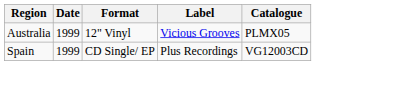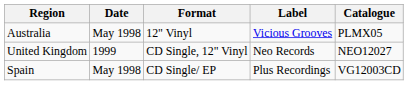(68, 32) 1999 -> (117, 32) May 1998
+ row: (47, 51)
(68, 51) 1999 -> (117, 70) May 1998
